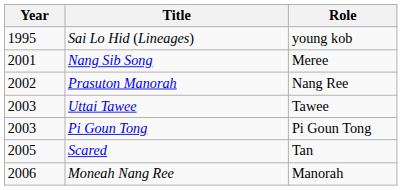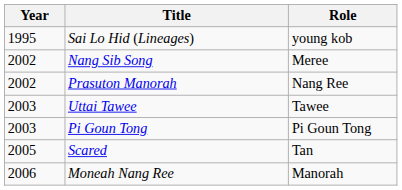(22, 60) 2001 -> (22, 60) 2002
